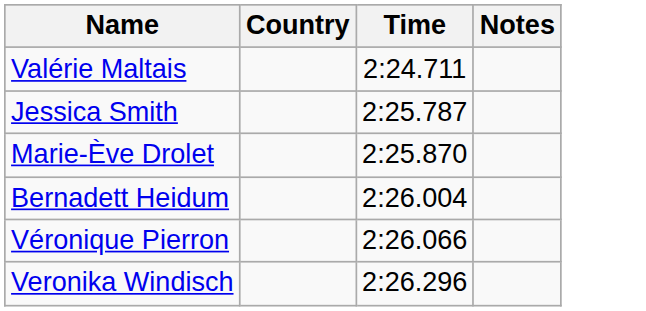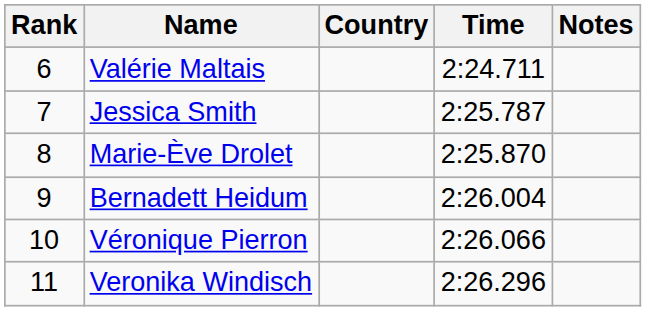+ column: (44, 25)
